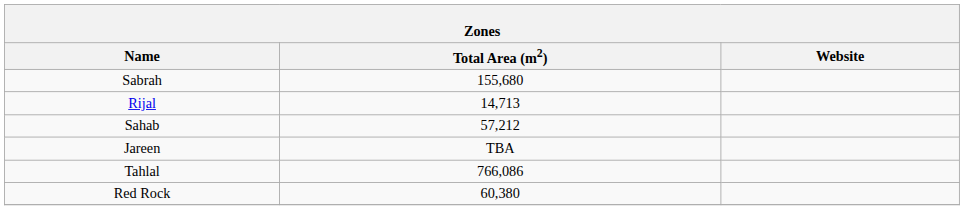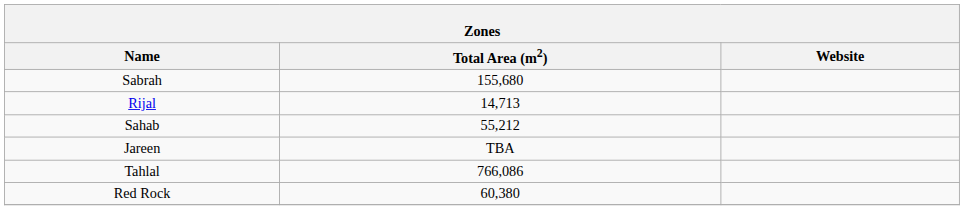(500, 125) 57,212 -> (500, 125) 55,212
